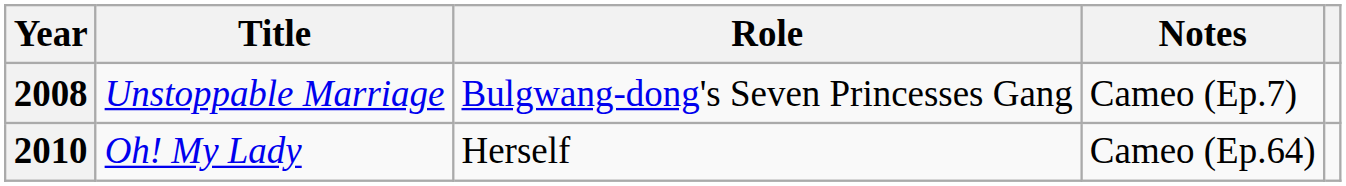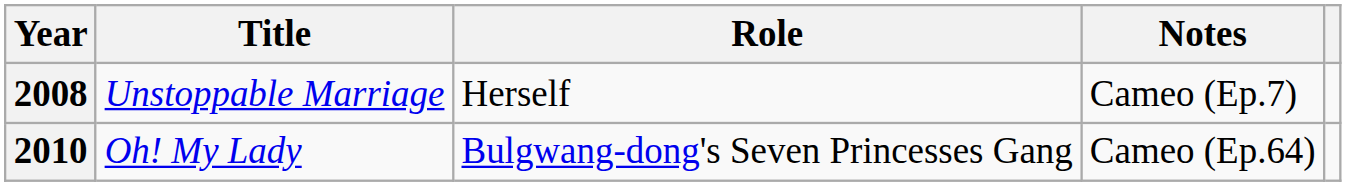(767, 92) Bulgwang-dong's Seven Princesses Gang -> (516, 92) Herself
(516, 151) Herself -> (767, 151) Bulgwang-dong's Seven Princesses Gang
